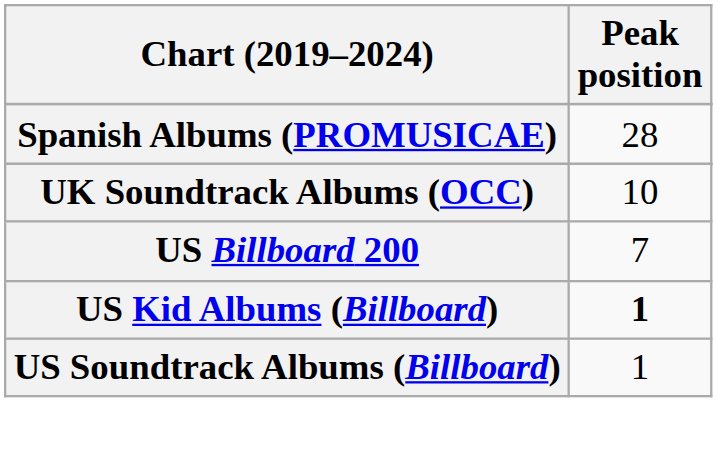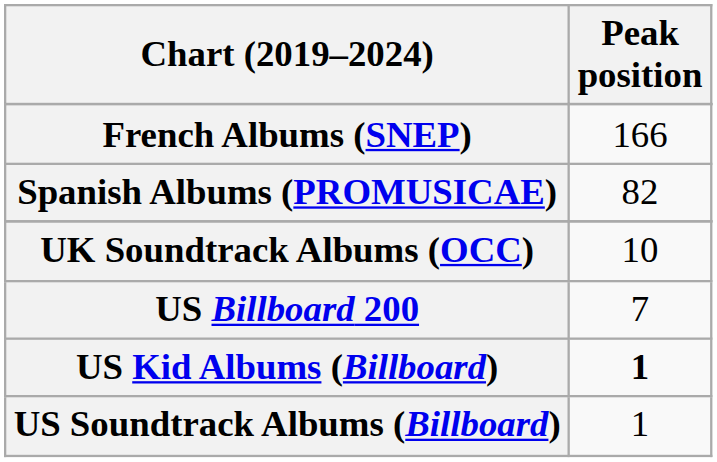+ row: (287, 133)
(640, 133) 28 -> (640, 191) 82
